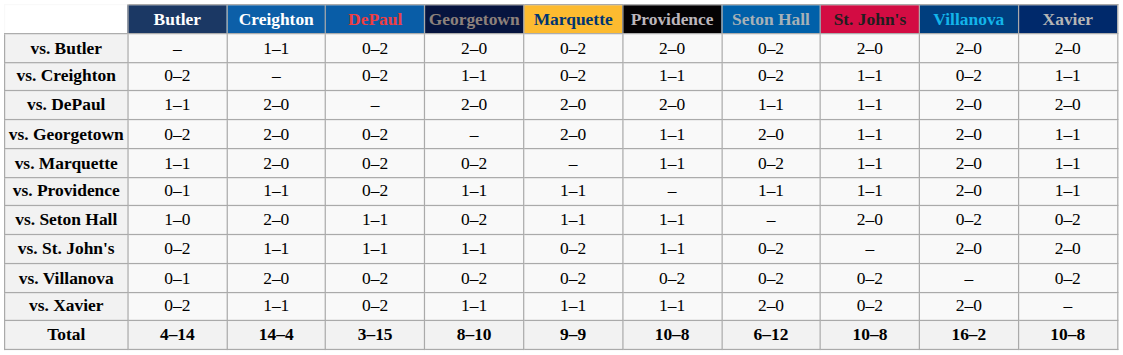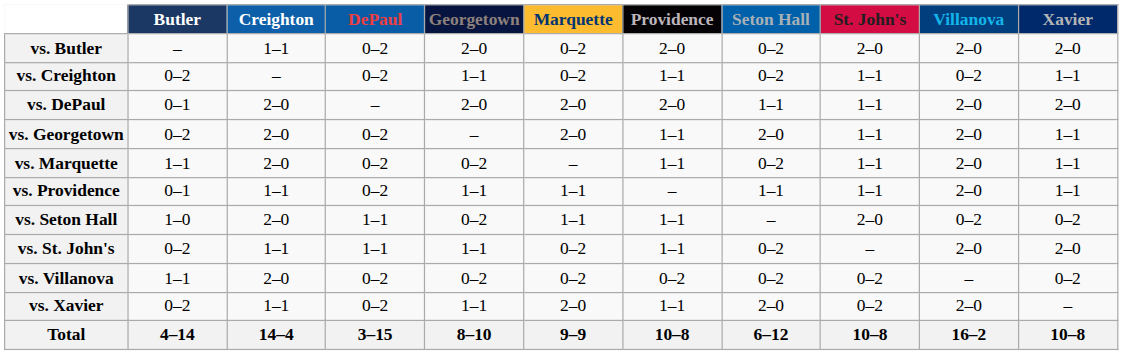(177, 105) 1–1 -> (177, 105) 0–1
(177, 277) 0–1 -> (177, 277) 1–1
(573, 306) 1–1 -> (573, 306) 2–0
